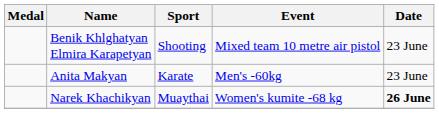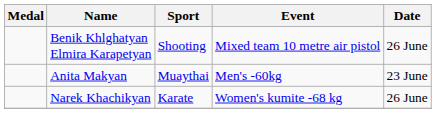(407, 45) 23 June -> (407, 45) 26 June
(175, 75) Karate -> (183, 75) Muaythai
(183, 97) Muaythai -> (175, 97) Karate
(409, 97) bold -> (407, 97) normal
